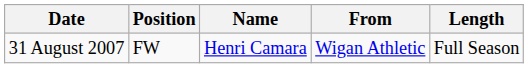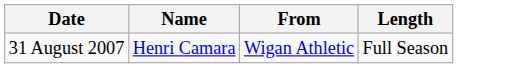- column: (164, 18)
